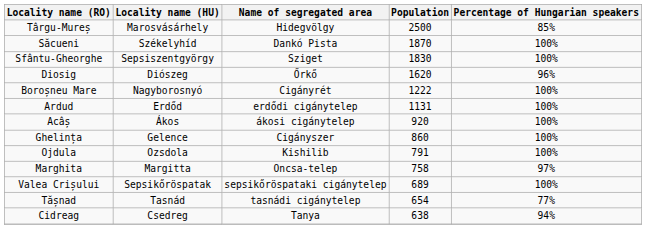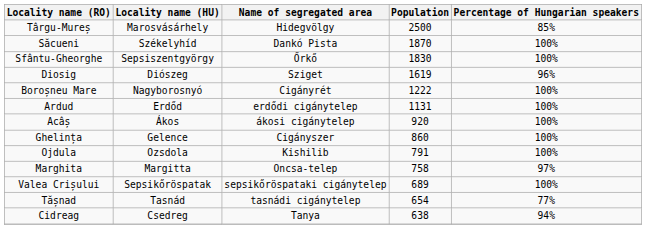(305, 59) Sziget -> (305, 59) Őrkő
(305, 75) Őrkő -> (305, 75) Sziget
(420, 75) 1620 -> (420, 75) 1619
